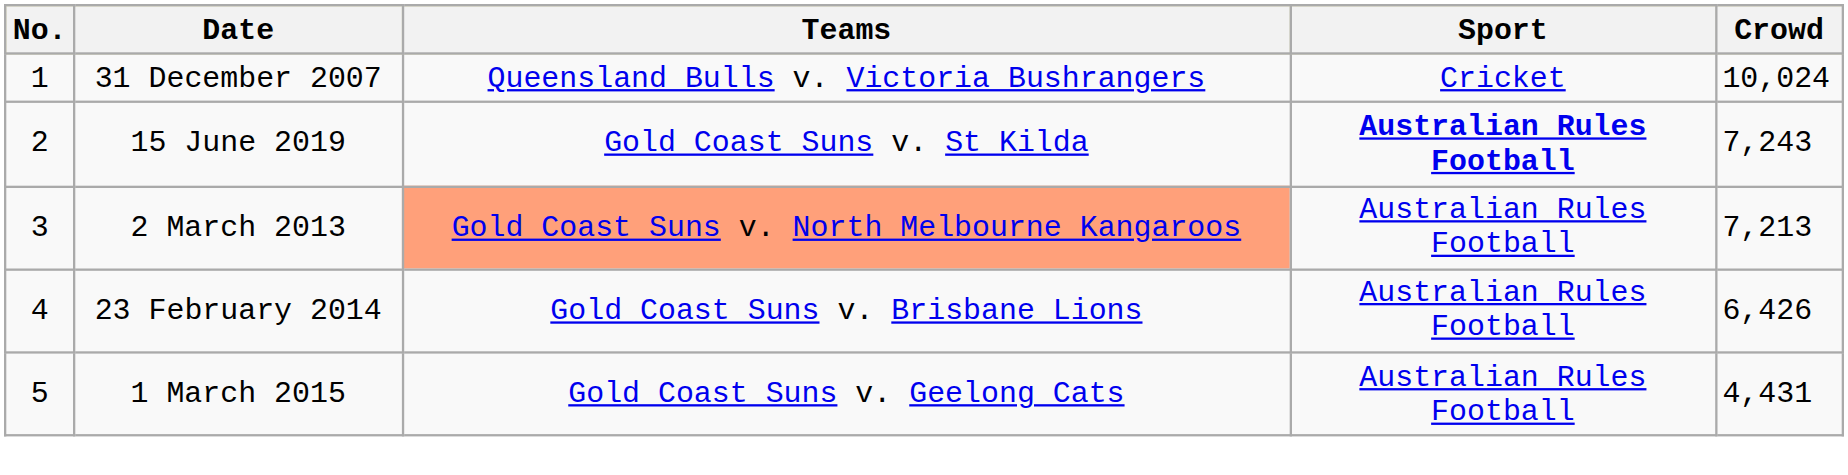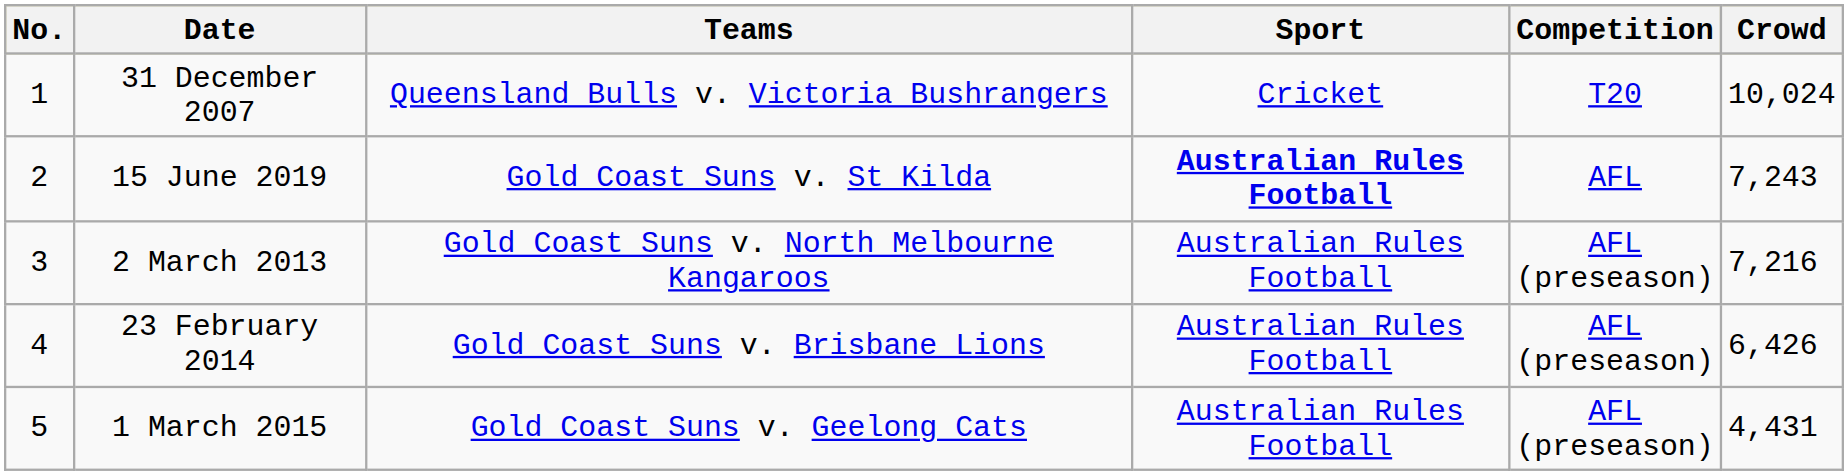+ column: (1615, 30)
(846, 227) lightsalmon background -> (749, 262) no background
(1767, 227) 7,213 -> (1773, 262) 7,216
